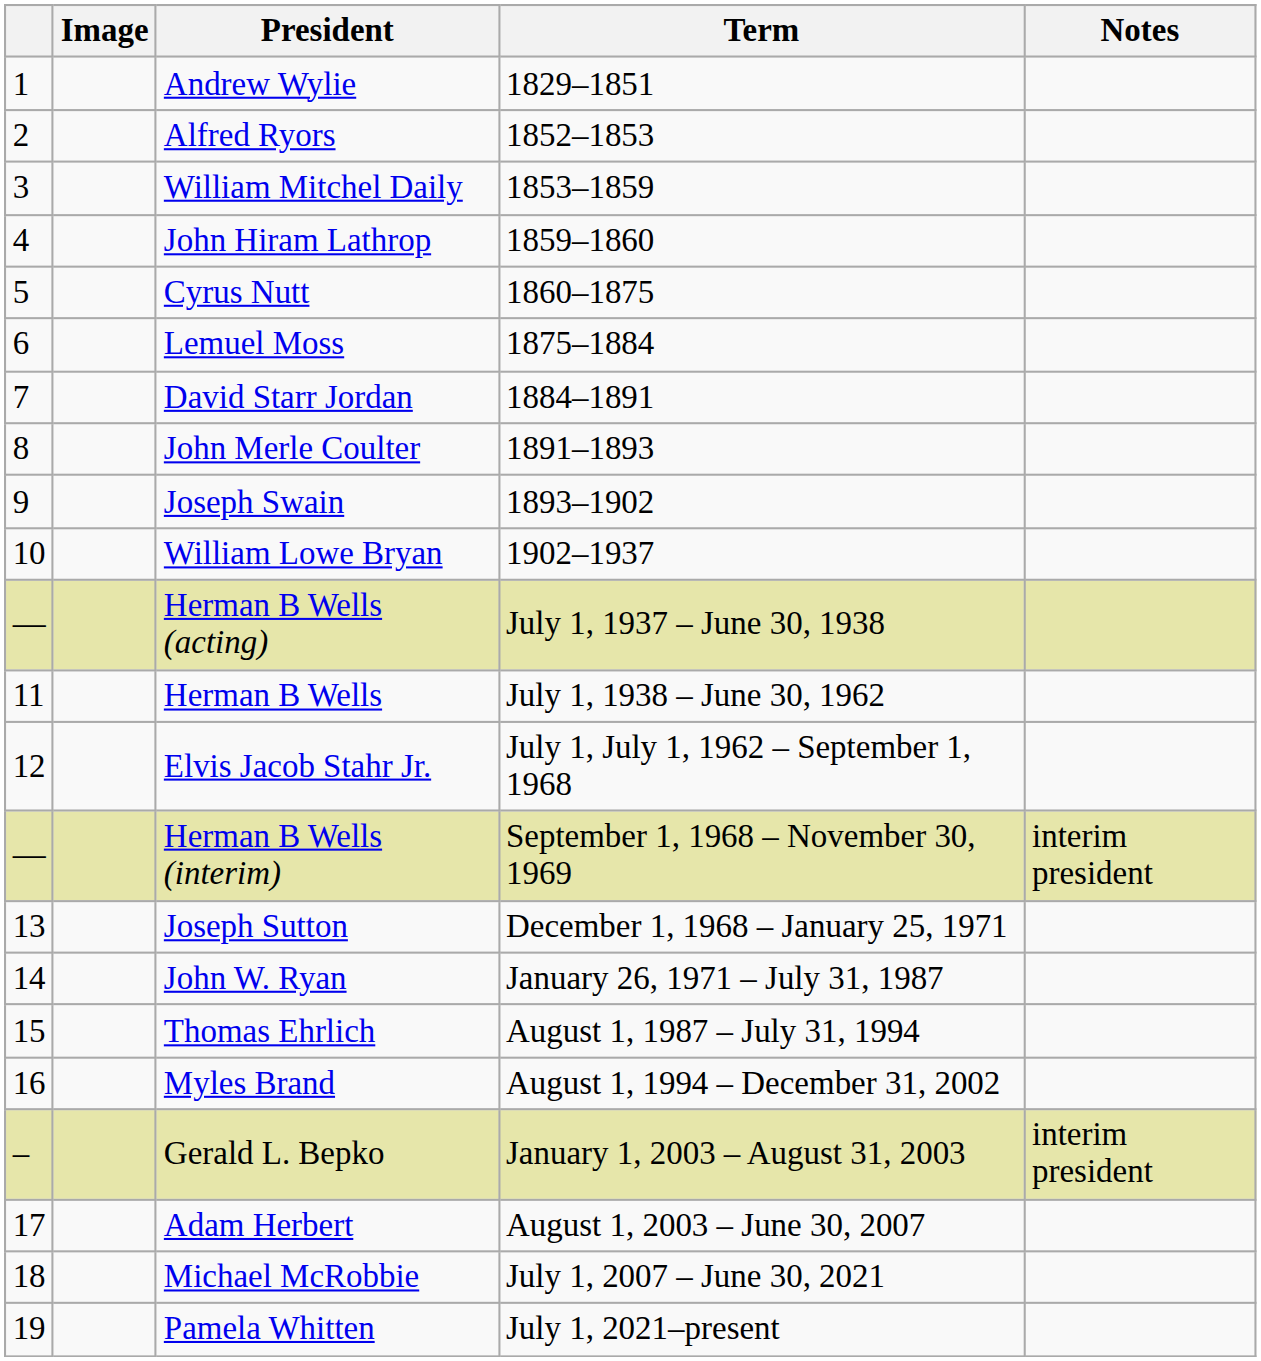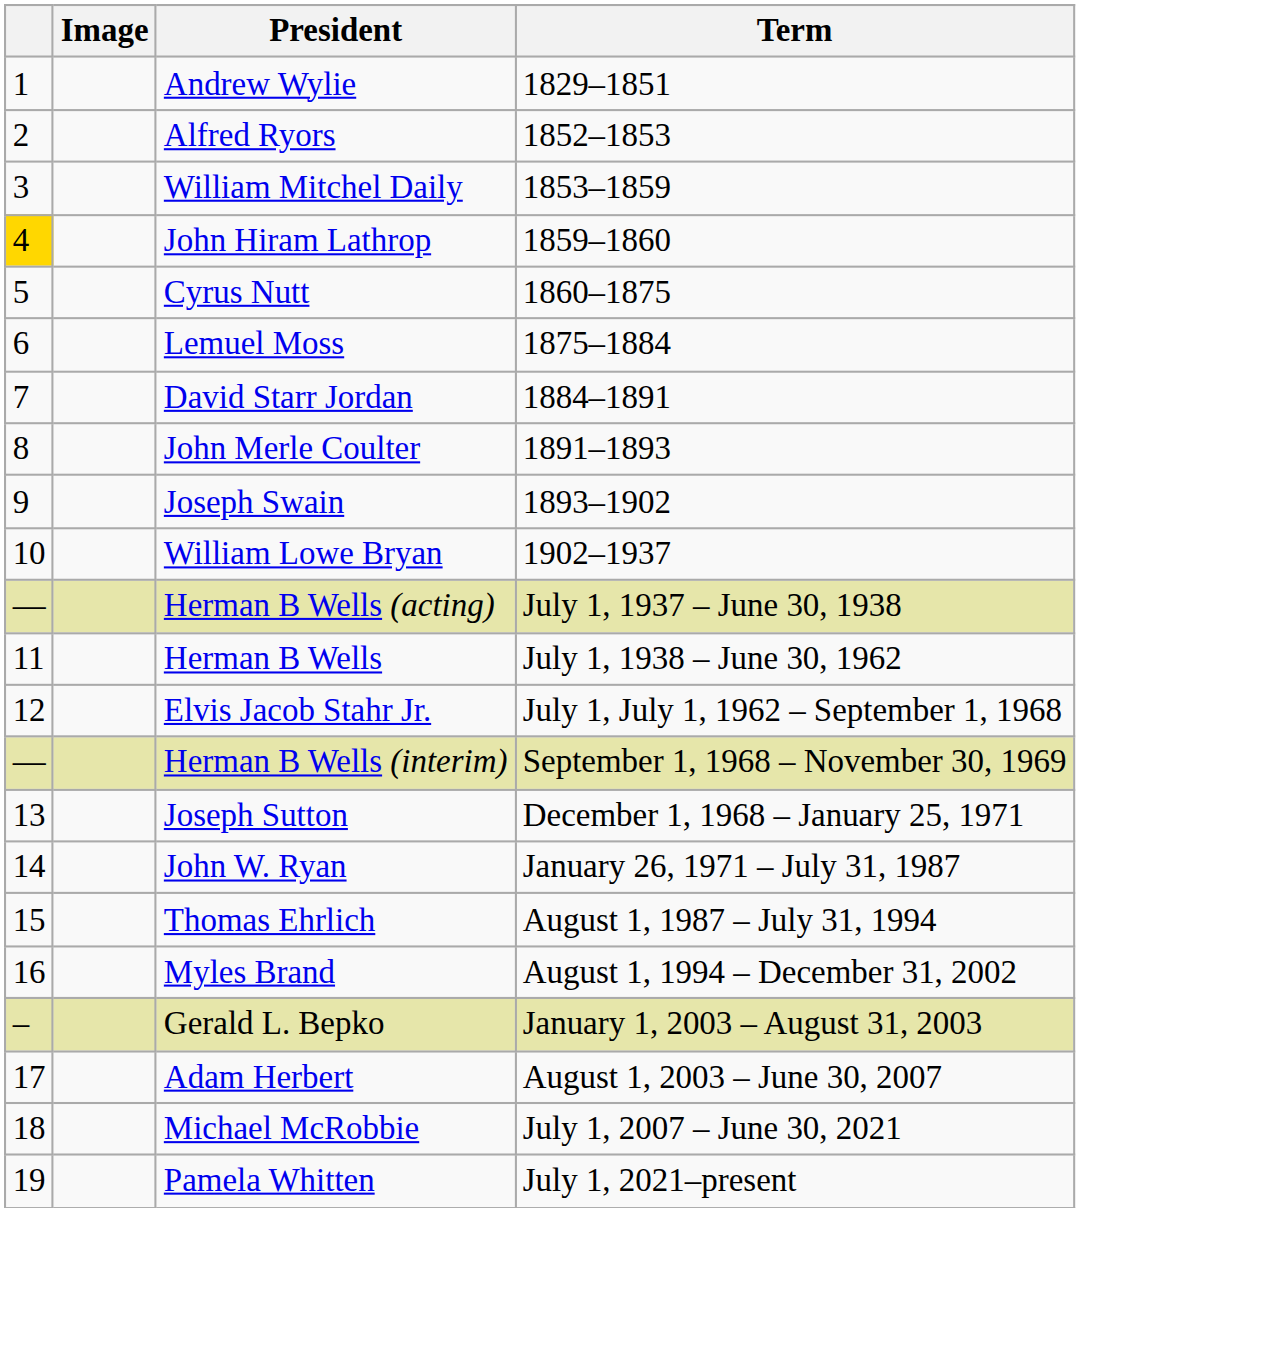- column: (1140, 30)
(21, 239) no background -> (21, 239) gold background
